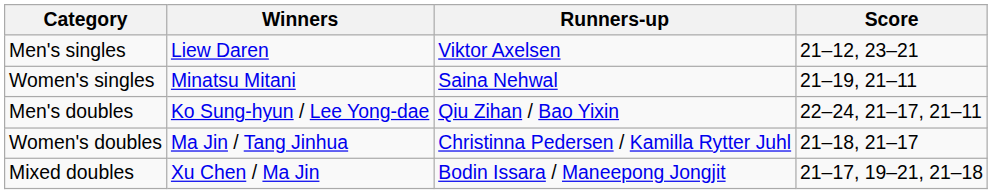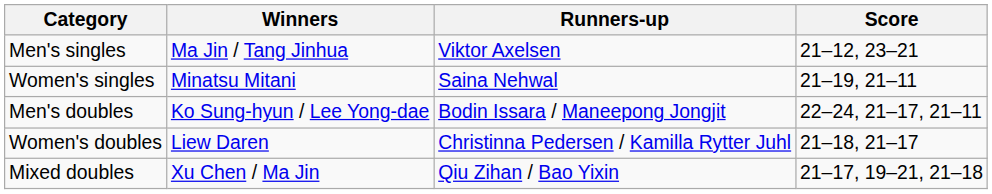(220, 50) Liew Daren -> (260, 50) Ma Jin / Tang Jinhua
(529, 111) Qiu Zihan / Bao Yixin -> (582, 111) Bodin Issara / Maneepong Jongjit
(260, 142) Ma Jin / Tang Jinhua -> (220, 142) Liew Daren
(582, 173) Bodin Issara / Maneepong Jongjit -> (529, 173) Qiu Zihan / Bao Yixin
